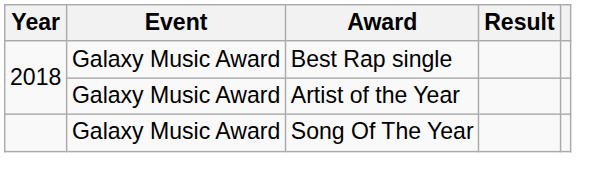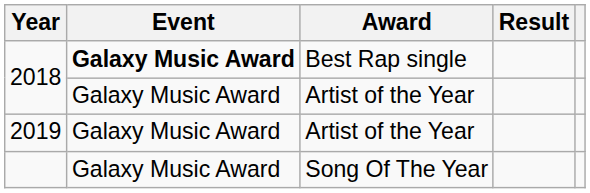(176, 59) normal -> (183, 59) bold
+ row: (36, 132)
